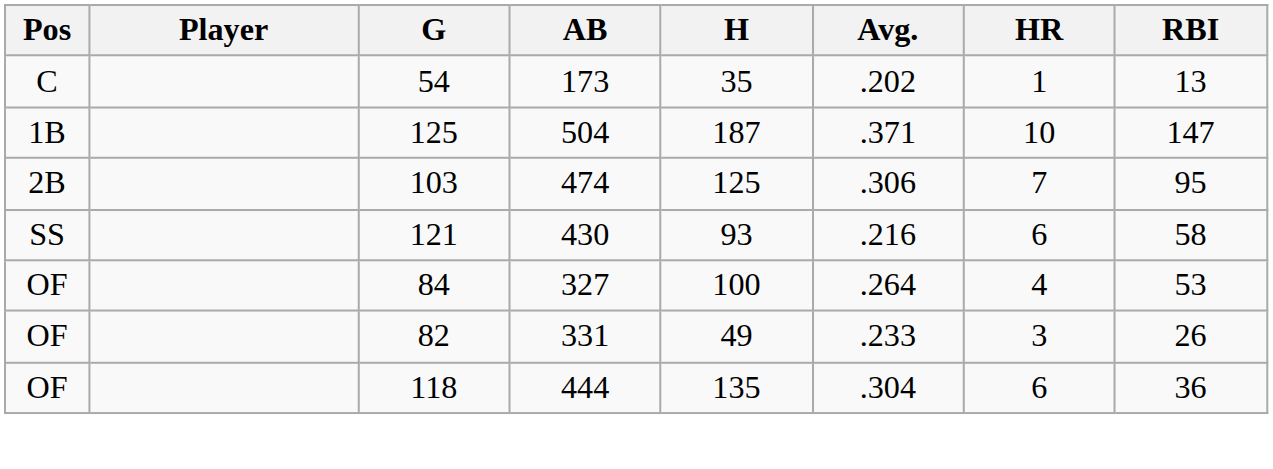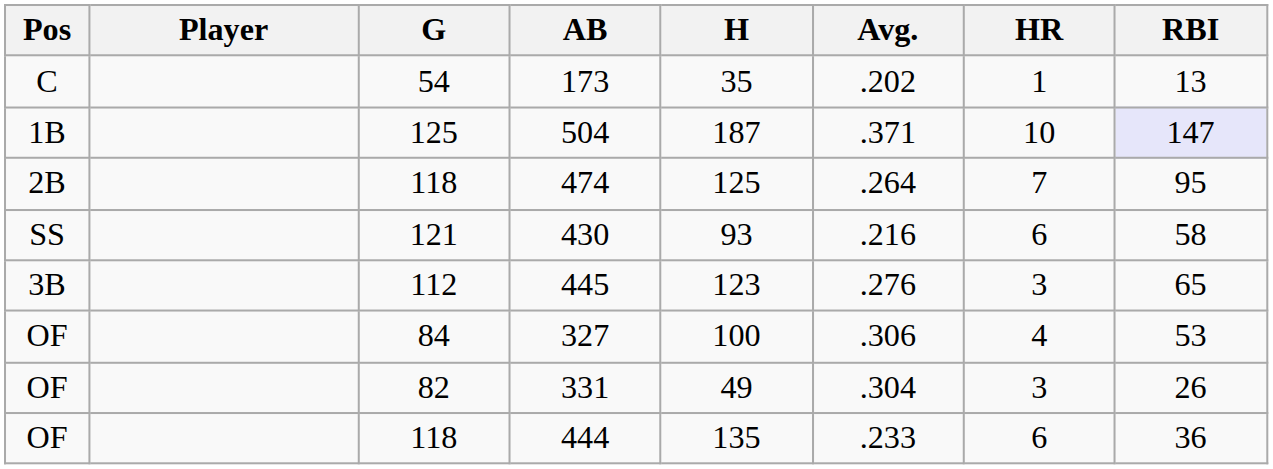(1191, 132) no background -> (1191, 132) lavender background
(434, 183) 103 -> (434, 183) 118
(888, 183) .306 -> (888, 183) .264
+ row: (585, 285)
(888, 285) .264 -> (888, 336) .306
(888, 336) .233 -> (888, 387) .304
(888, 387) .304 -> (888, 438) .233
